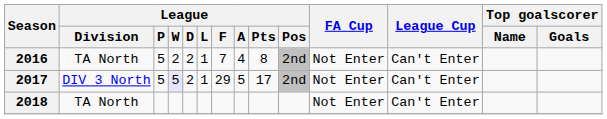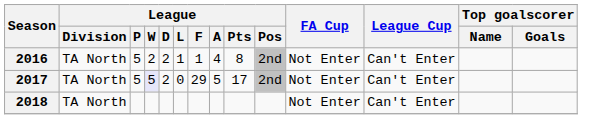(223, 59) 7 -> (199, 59) 1
(106, 81) DIV 3 North -> (94, 81) TA North
(204, 81) 1 -> (180, 81) 0
